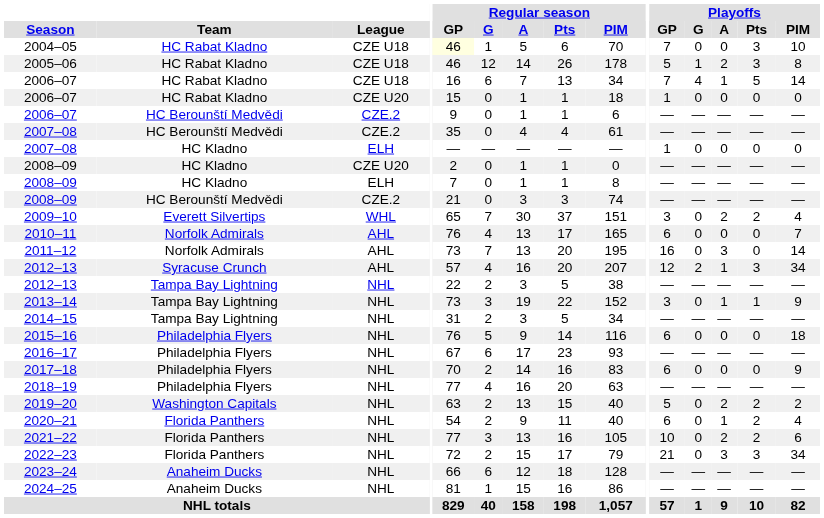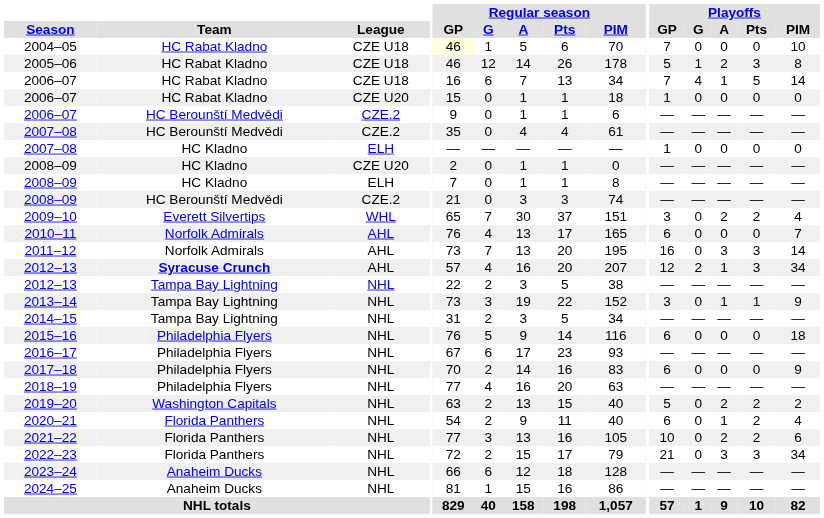(757, 46) 3 -> (757, 46) 0
(757, 250) 0 -> (757, 250) 3
(214, 267) normal -> (214, 267) bold
